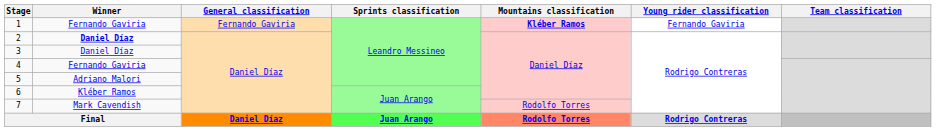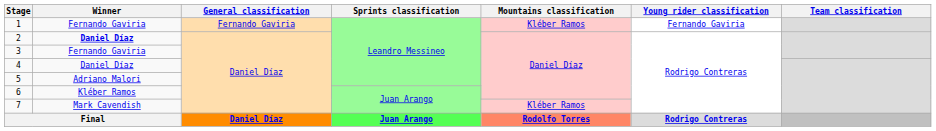(556, 25) bold -> (556, 25) normal
(107, 52) Daniel Díaz -> (107, 52) Fernando Gaviria
(107, 65) Fernando Gaviria -> (107, 65) Daniel Díaz
(556, 106) Rodolfo Torres -> (556, 106) Kléber Ramos
